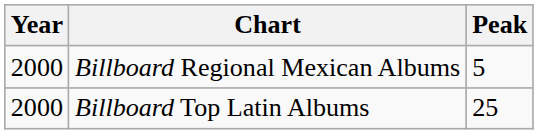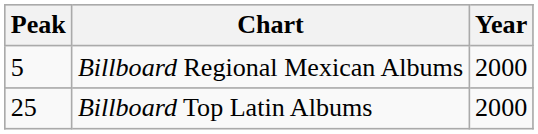columns swapped: (37, 25) <-> (500, 25)
